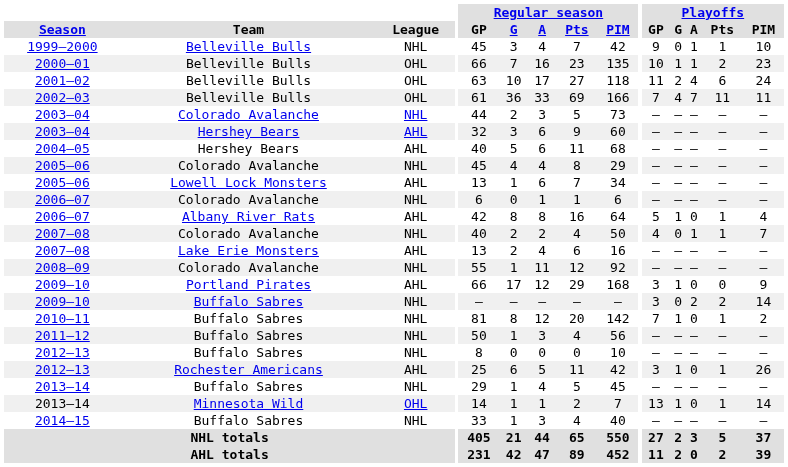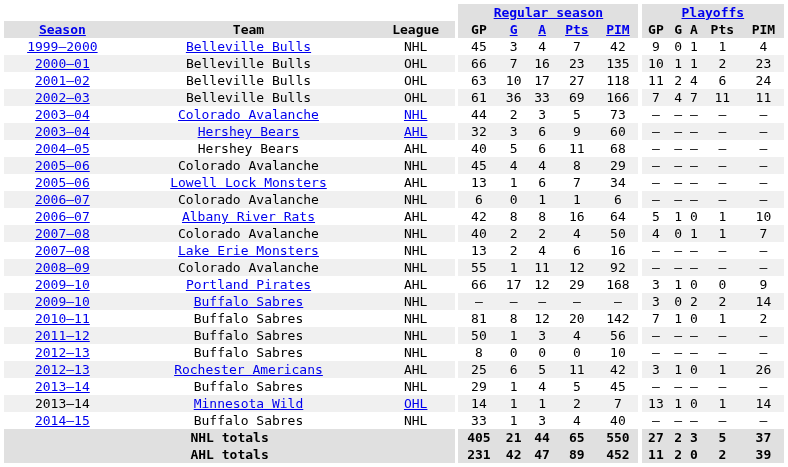(763, 46) 10 -> (763, 46) 4
(763, 216) 4 -> (763, 216) 10
(416, 250) AHL -> (416, 250) NHL
